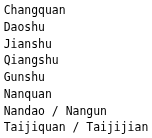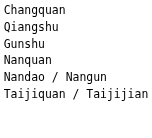- row: (24, 27)
- row: (28, 44)
